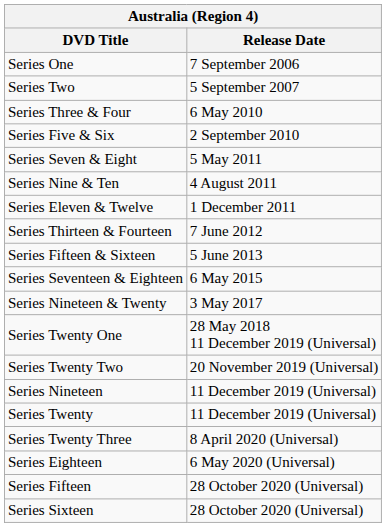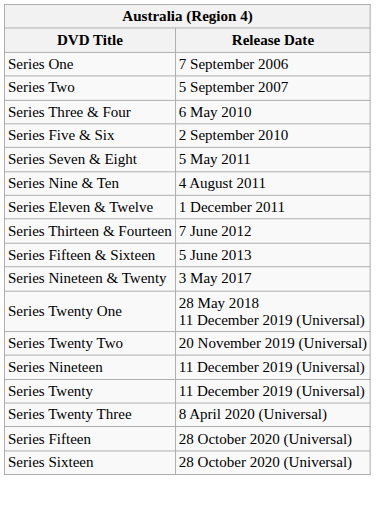- row: (95, 278)
- row: (55, 462)
